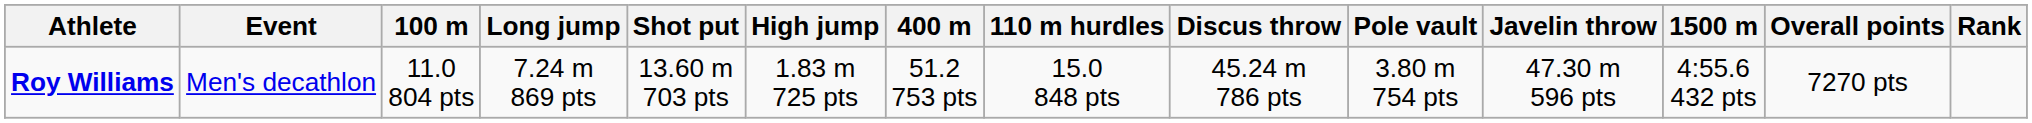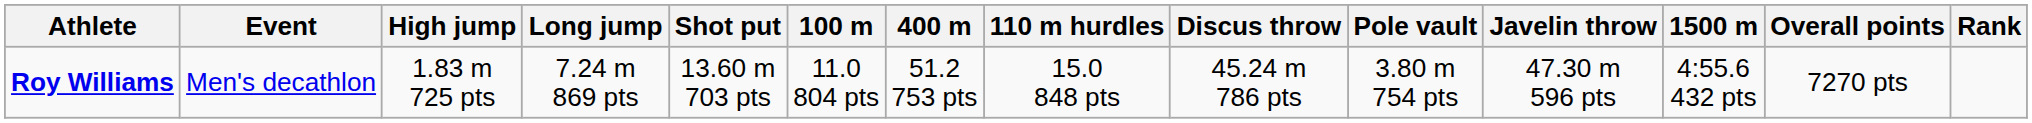columns swapped: (431, 26) <-> (815, 26)
